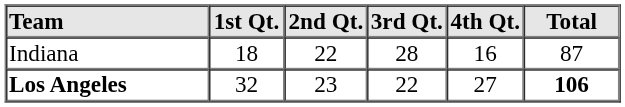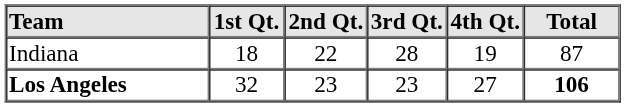(485, 53) 16 -> (485, 53) 19
(407, 84) 22 -> (407, 84) 23
